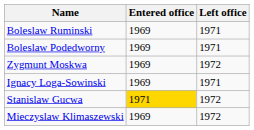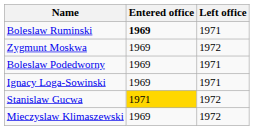(140, 30) normal -> (140, 30) bold
rows swapped: (56, 47) <-> (47, 64)
